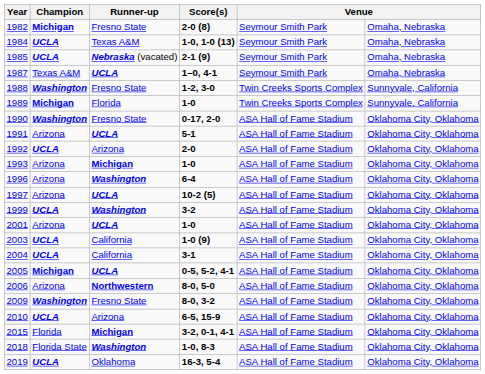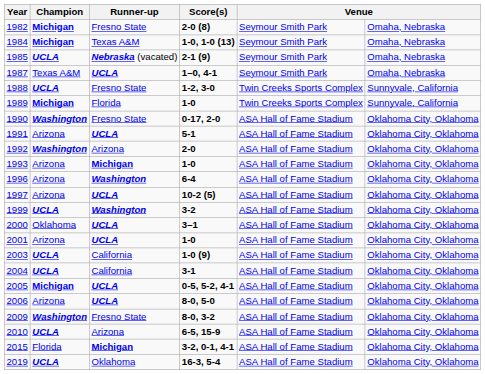(46, 42) UCLA -> (53, 42) Michigan
(60, 88) Washington -> (46, 88) UCLA
(46, 149) UCLA -> (60, 149) Washington
+ row: (17, 225)
(122, 286) Northwestern -> (105, 301) UCLA
- row: (17, 347)
